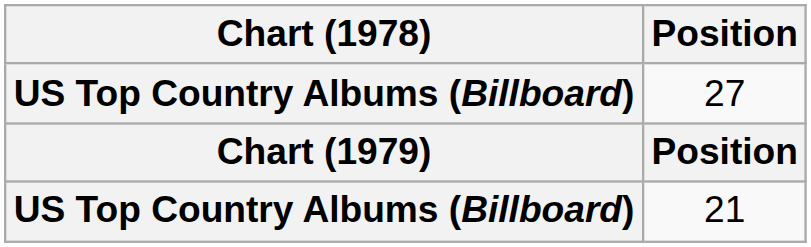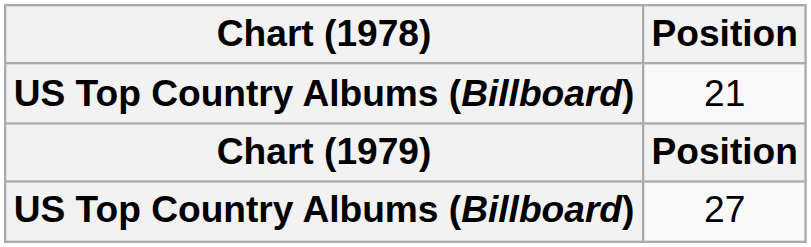rows swapped: (725, 92) <-> (725, 210)
